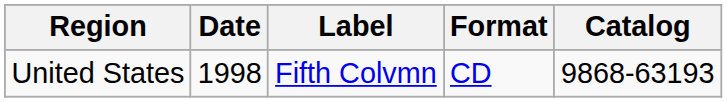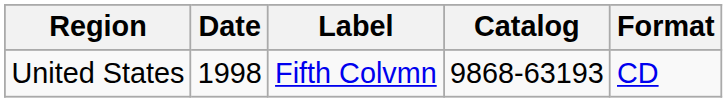columns swapped: (499, 27) <-> (638, 27)
